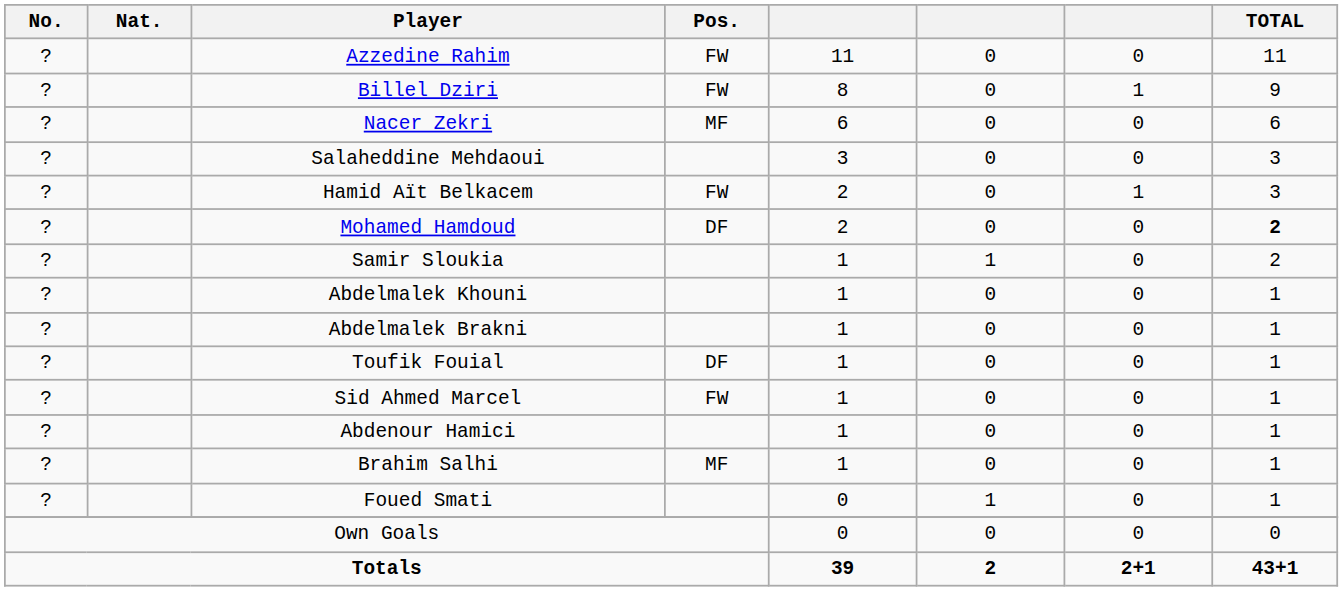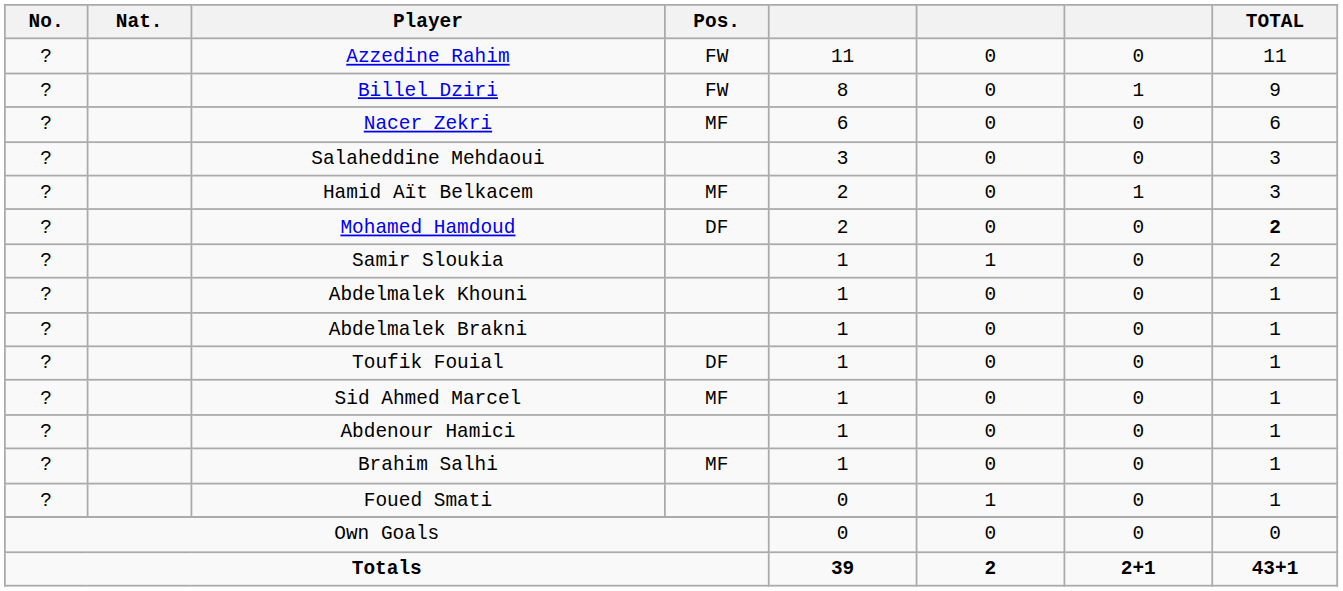(717, 193) FW -> (717, 193) MF
(717, 398) FW -> (717, 398) MF
